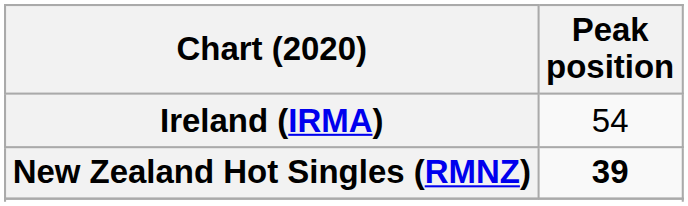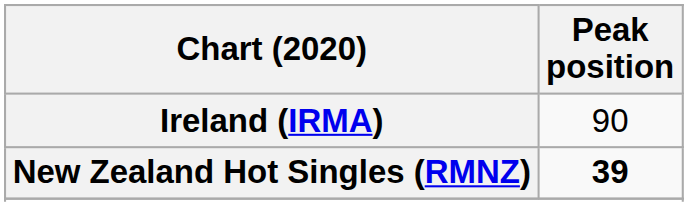(610, 119) 54 -> (610, 119) 90
